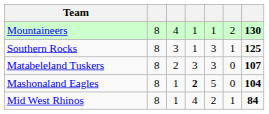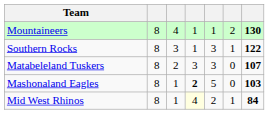(253, 48) 125 -> (253, 48) 122
(253, 83) 104 -> (253, 83) 103
(195, 100) no background -> (195, 100) lightyellow background
